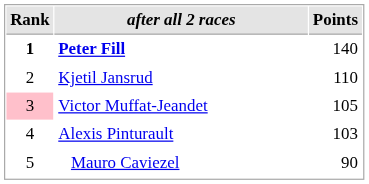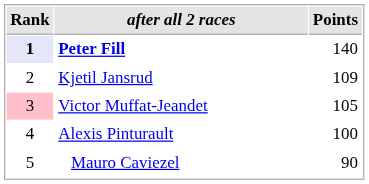(30, 49) no background -> (30, 49) lavender background
(346, 77) 110 -> (345, 77) 109
(345, 134) 103 -> (345, 134) 100
